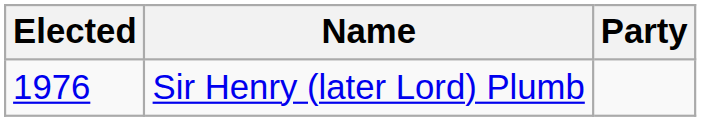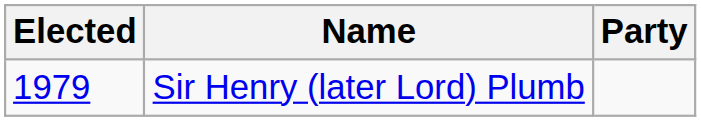(52, 87) 1976 -> (52, 87) 1979
